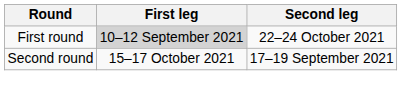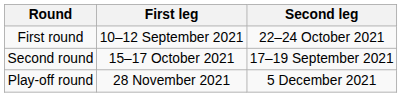(172, 37) lightgrey background -> (172, 37) no background
+ row: (50, 80)
